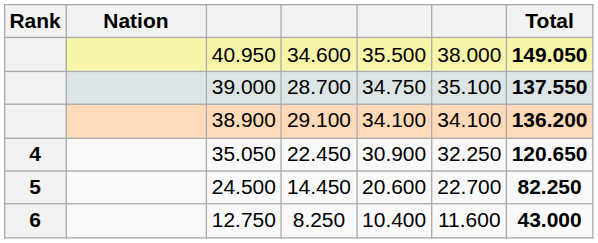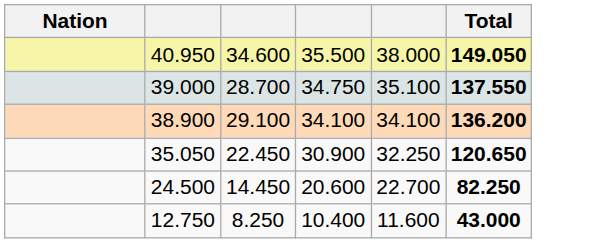- column: (35, 21)
